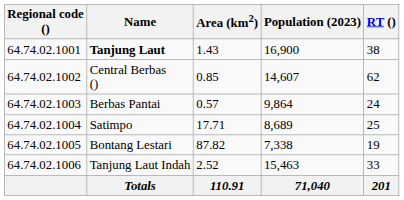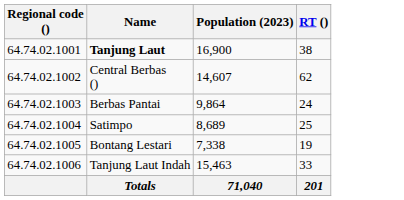- column: (227, 21)
